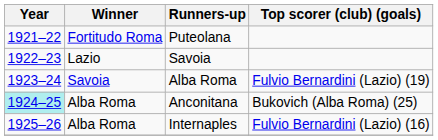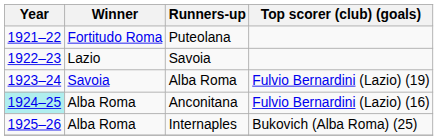(335, 102) Bukovich (Alba Roma) (25) -> (341, 102) Fulvio Bernardini (Lazio) (16)
(341, 124) Fulvio Bernardini (Lazio) (16) -> (335, 124) Bukovich (Alba Roma) (25)
